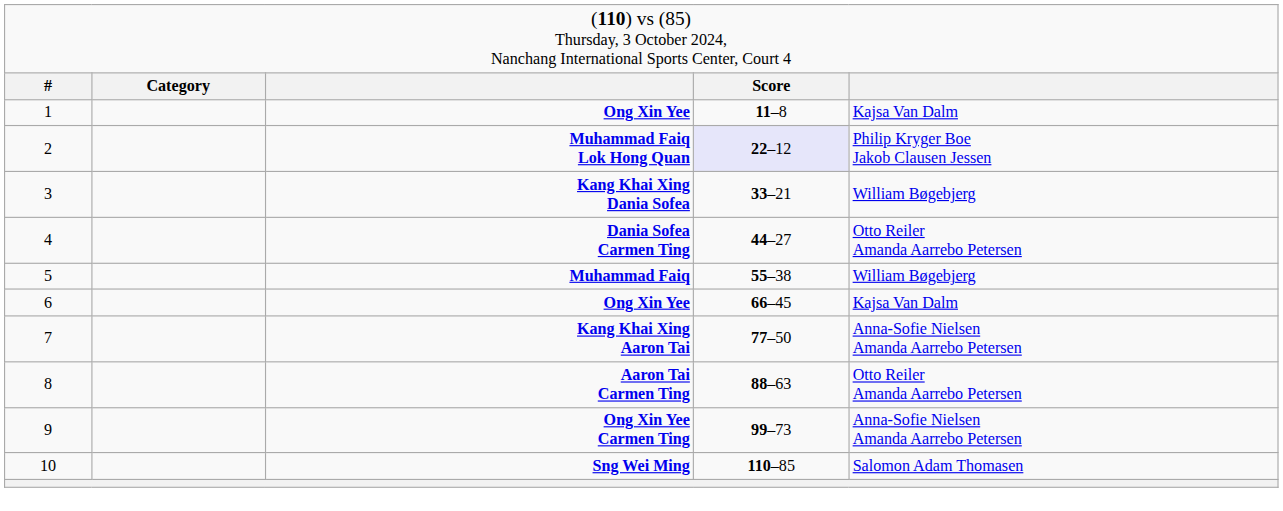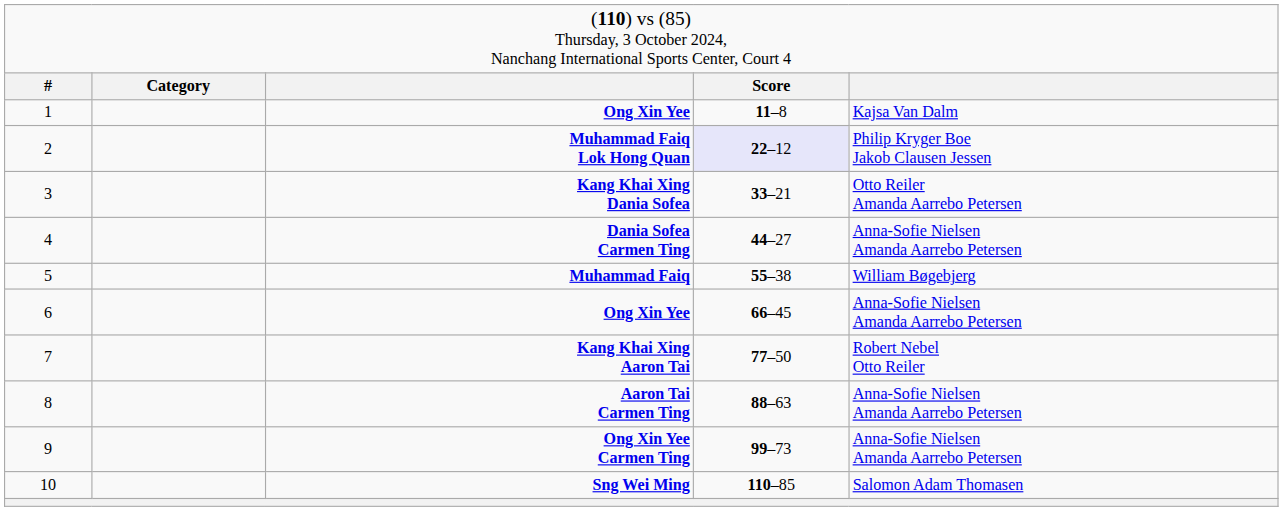(914, 194) William Bøgebjerg -> (937, 194) Otto Reiler Amanda Aarrebo Petersen
(937, 240) Otto Reiler Amanda Aarrebo Petersen -> (937, 240) Anna-Sofie Nielsen Amanda Aarrebo Petersen
(905, 302) Kajsa Van Dalm -> (937, 312) Anna-Sofie Nielsen Amanda Aarrebo Petersen
(937, 339) Anna-Sofie Nielsen Amanda Aarrebo Petersen -> (896, 358) Robert Nebel Otto Reiler
(937, 384) Otto Reiler Amanda Aarrebo Petersen -> (937, 403) Anna-Sofie Nielsen Amanda Aarrebo Petersen
